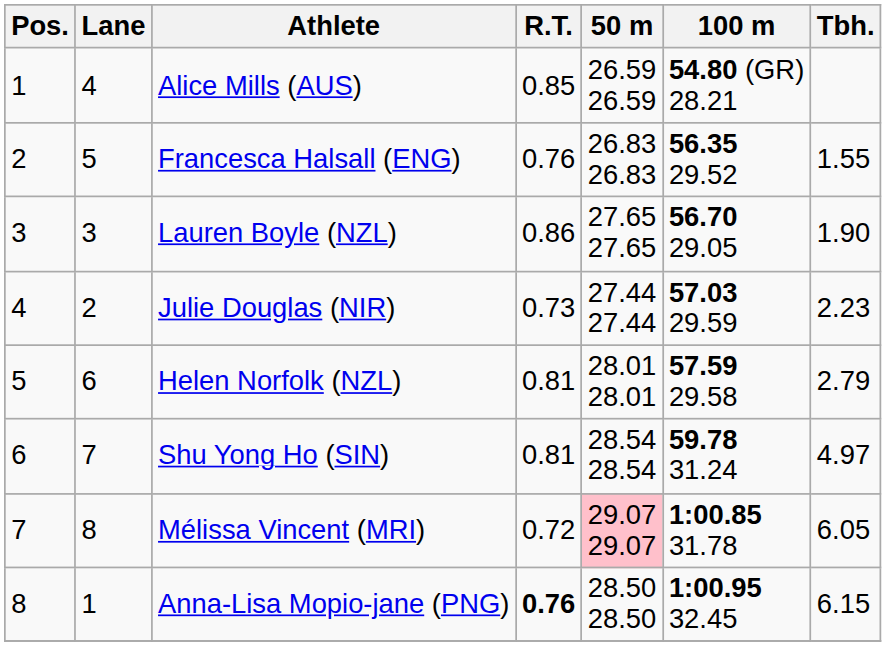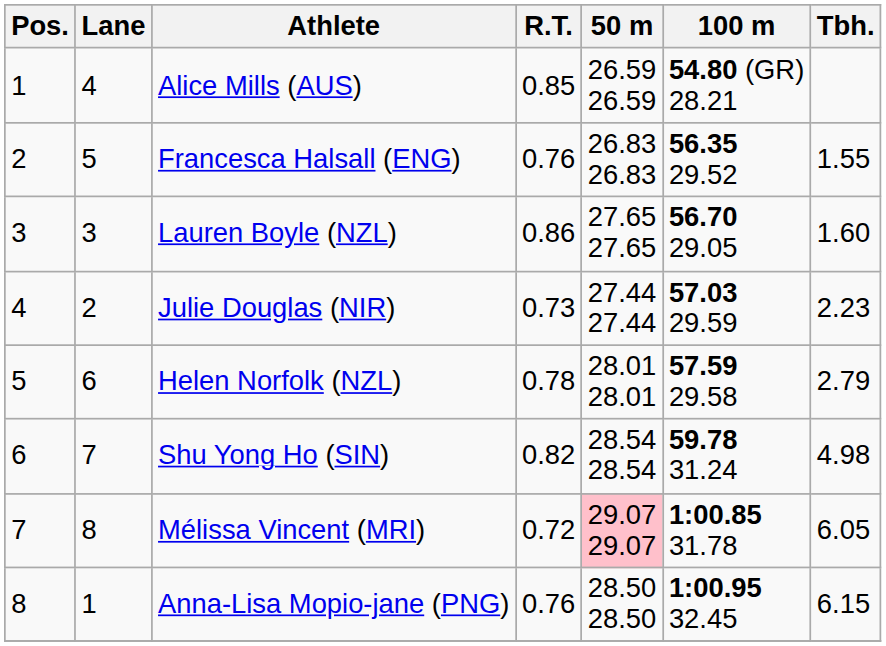(843, 233) 1.90 -> (843, 233) 1.60
(549, 381) 0.81 -> (549, 381) 0.78
(549, 455) 0.81 -> (549, 455) 0.82
(843, 455) 4.97 -> (843, 455) 4.98
(549, 604) bold -> (549, 604) normal
